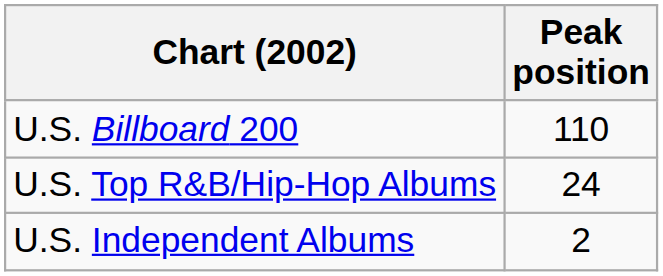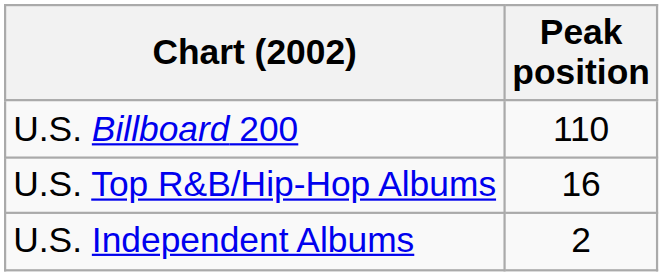(581, 184) 24 -> (581, 184) 16
